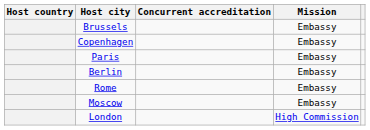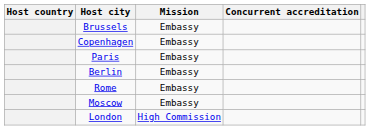columns swapped: (317, 12) <-> (204, 12)
